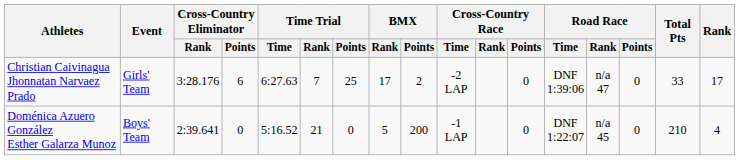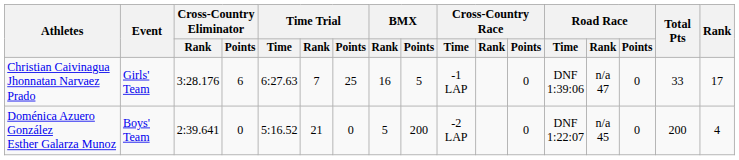(385, 82) 17 -> (385, 82) 16
(419, 82) 2 -> (419, 82) 5
(456, 82) -2 LAP -> (456, 82) -1 LAP
(456, 130) -1 LAP -> (456, 130) -2 LAP
(678, 130) 210 -> (678, 130) 200
